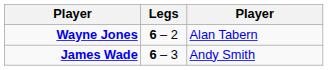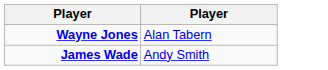- column: (164, 14)
